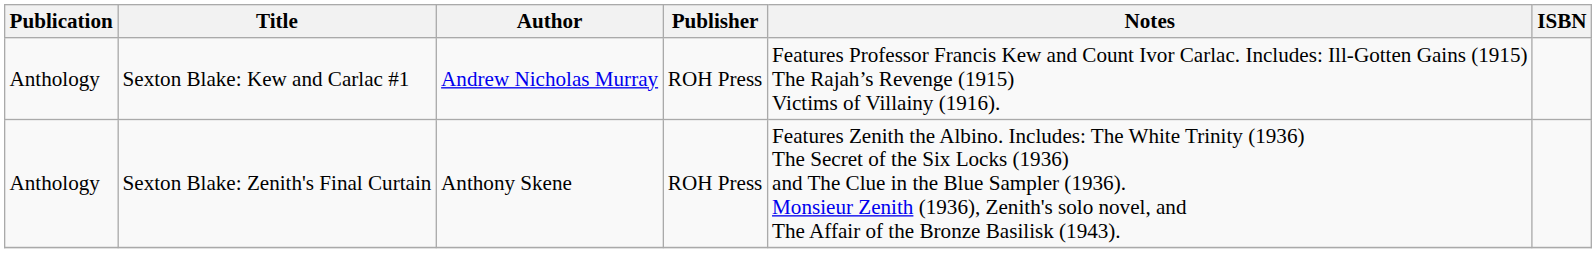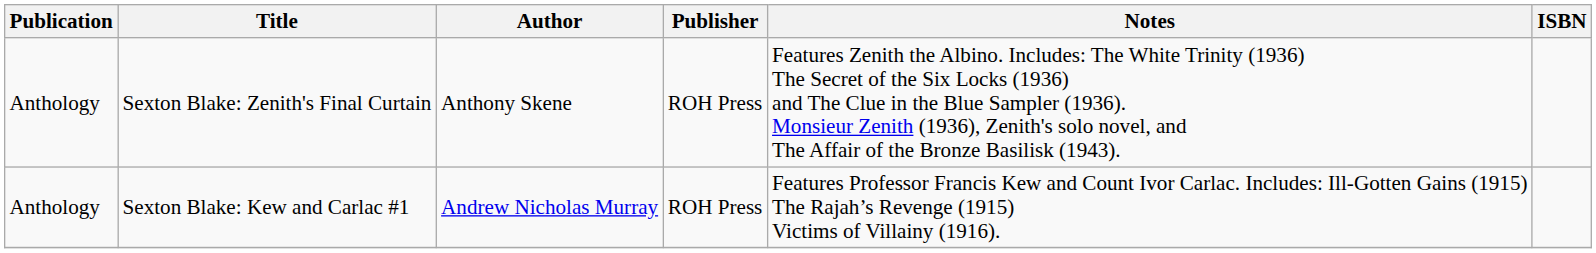rows swapped: (266, 78) <-> (277, 183)
